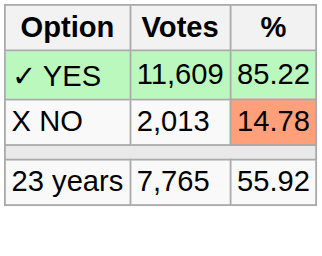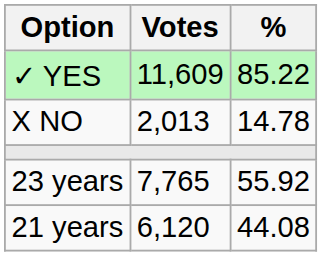(274, 121) lightsalmon background -> (274, 121) no background
+ row: (67, 227)
